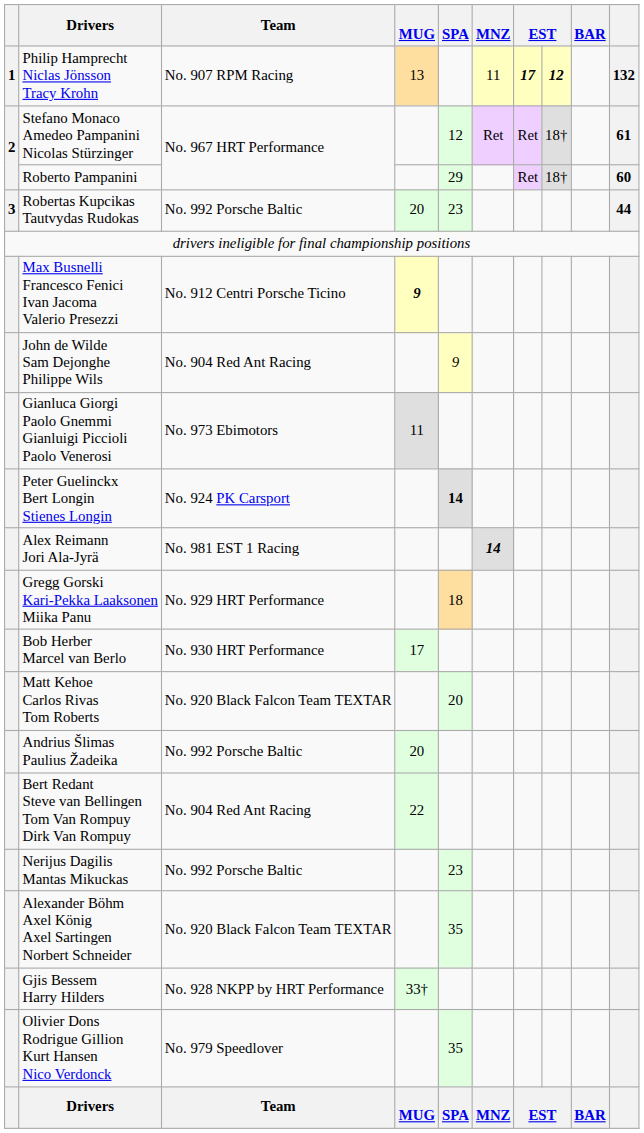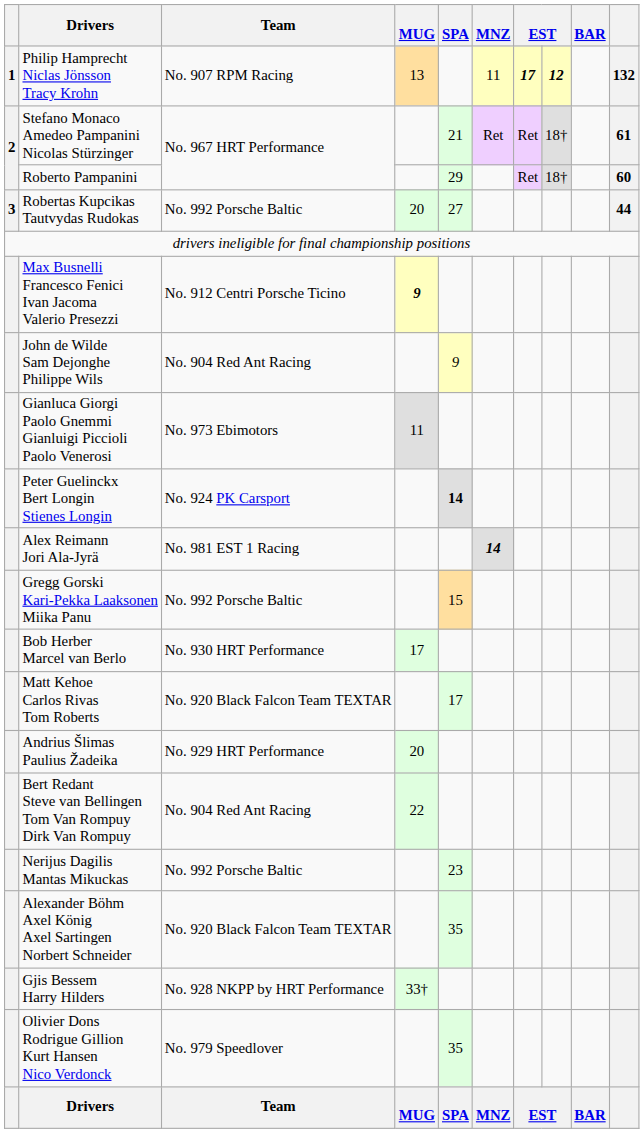(455, 134) 12 -> (455, 134) 21
(455, 210) 23 -> (455, 210) 27
(245, 599) No. 929 HRT Performance -> (234, 599) No. 992 Porsche Baltic
(455, 599) 18 -> (455, 599) 15
(455, 700) 20 -> (455, 700) 17
(234, 751) No. 992 Porsche Baltic -> (245, 751) No. 929 HRT Performance
